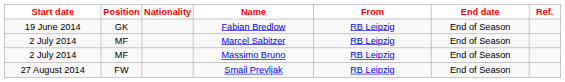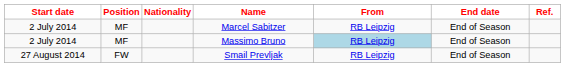- row: (253, 27)
(372, 56) no background -> (372, 41) lightblue background
